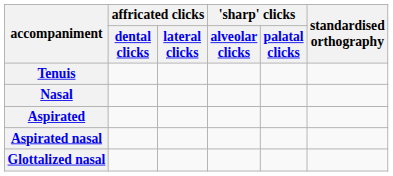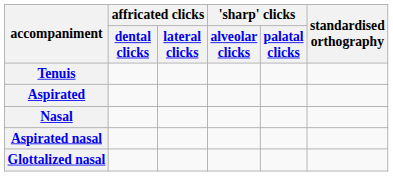rows swapped: (56, 116) <-> (56, 95)
